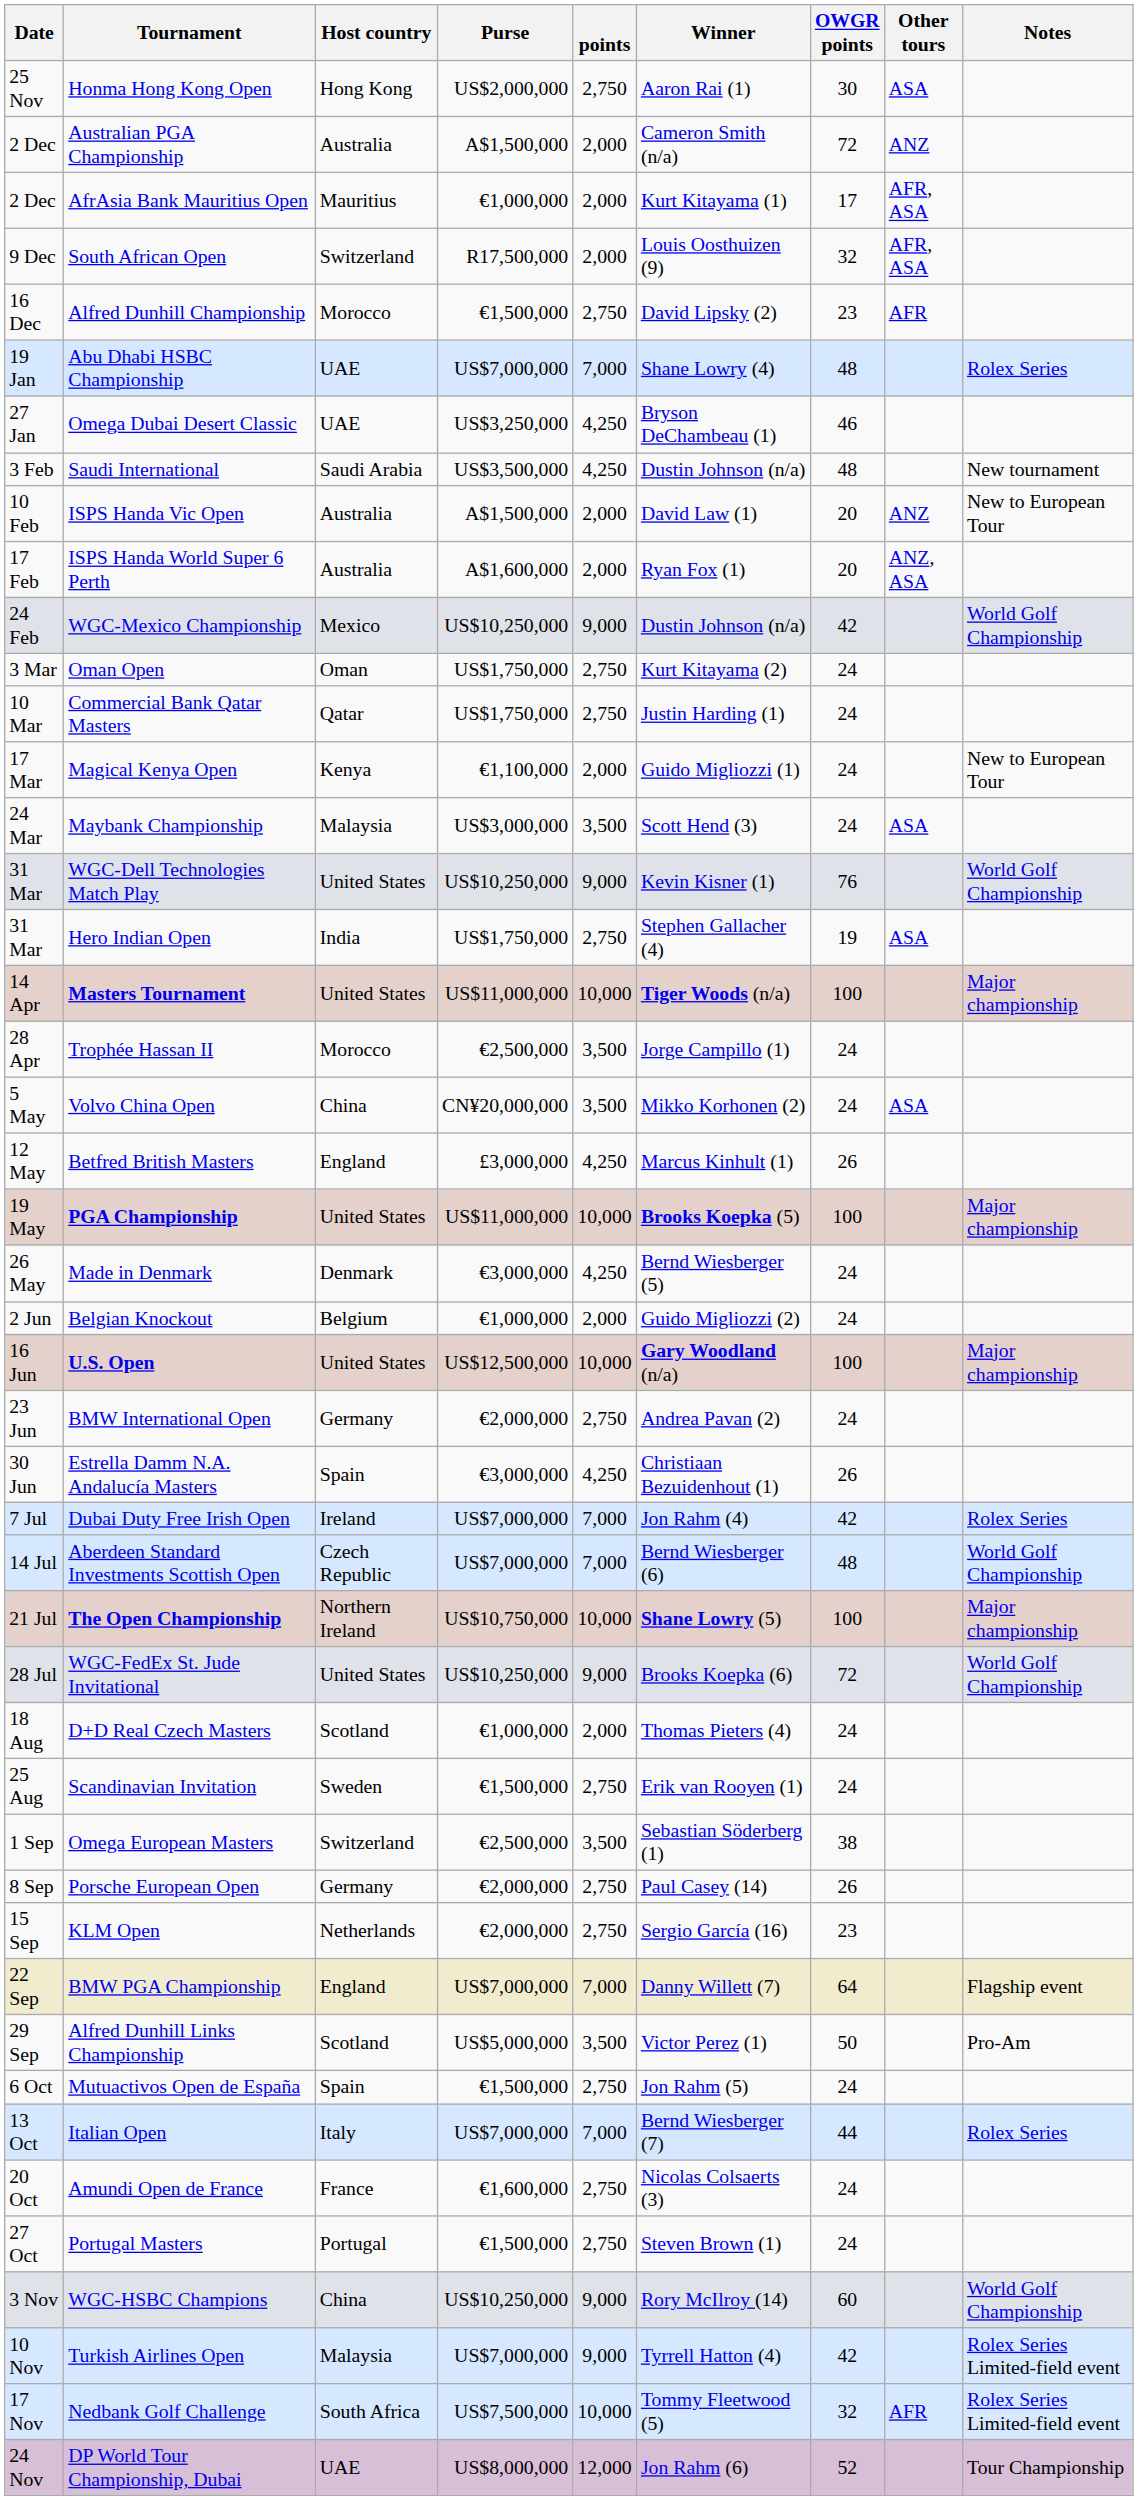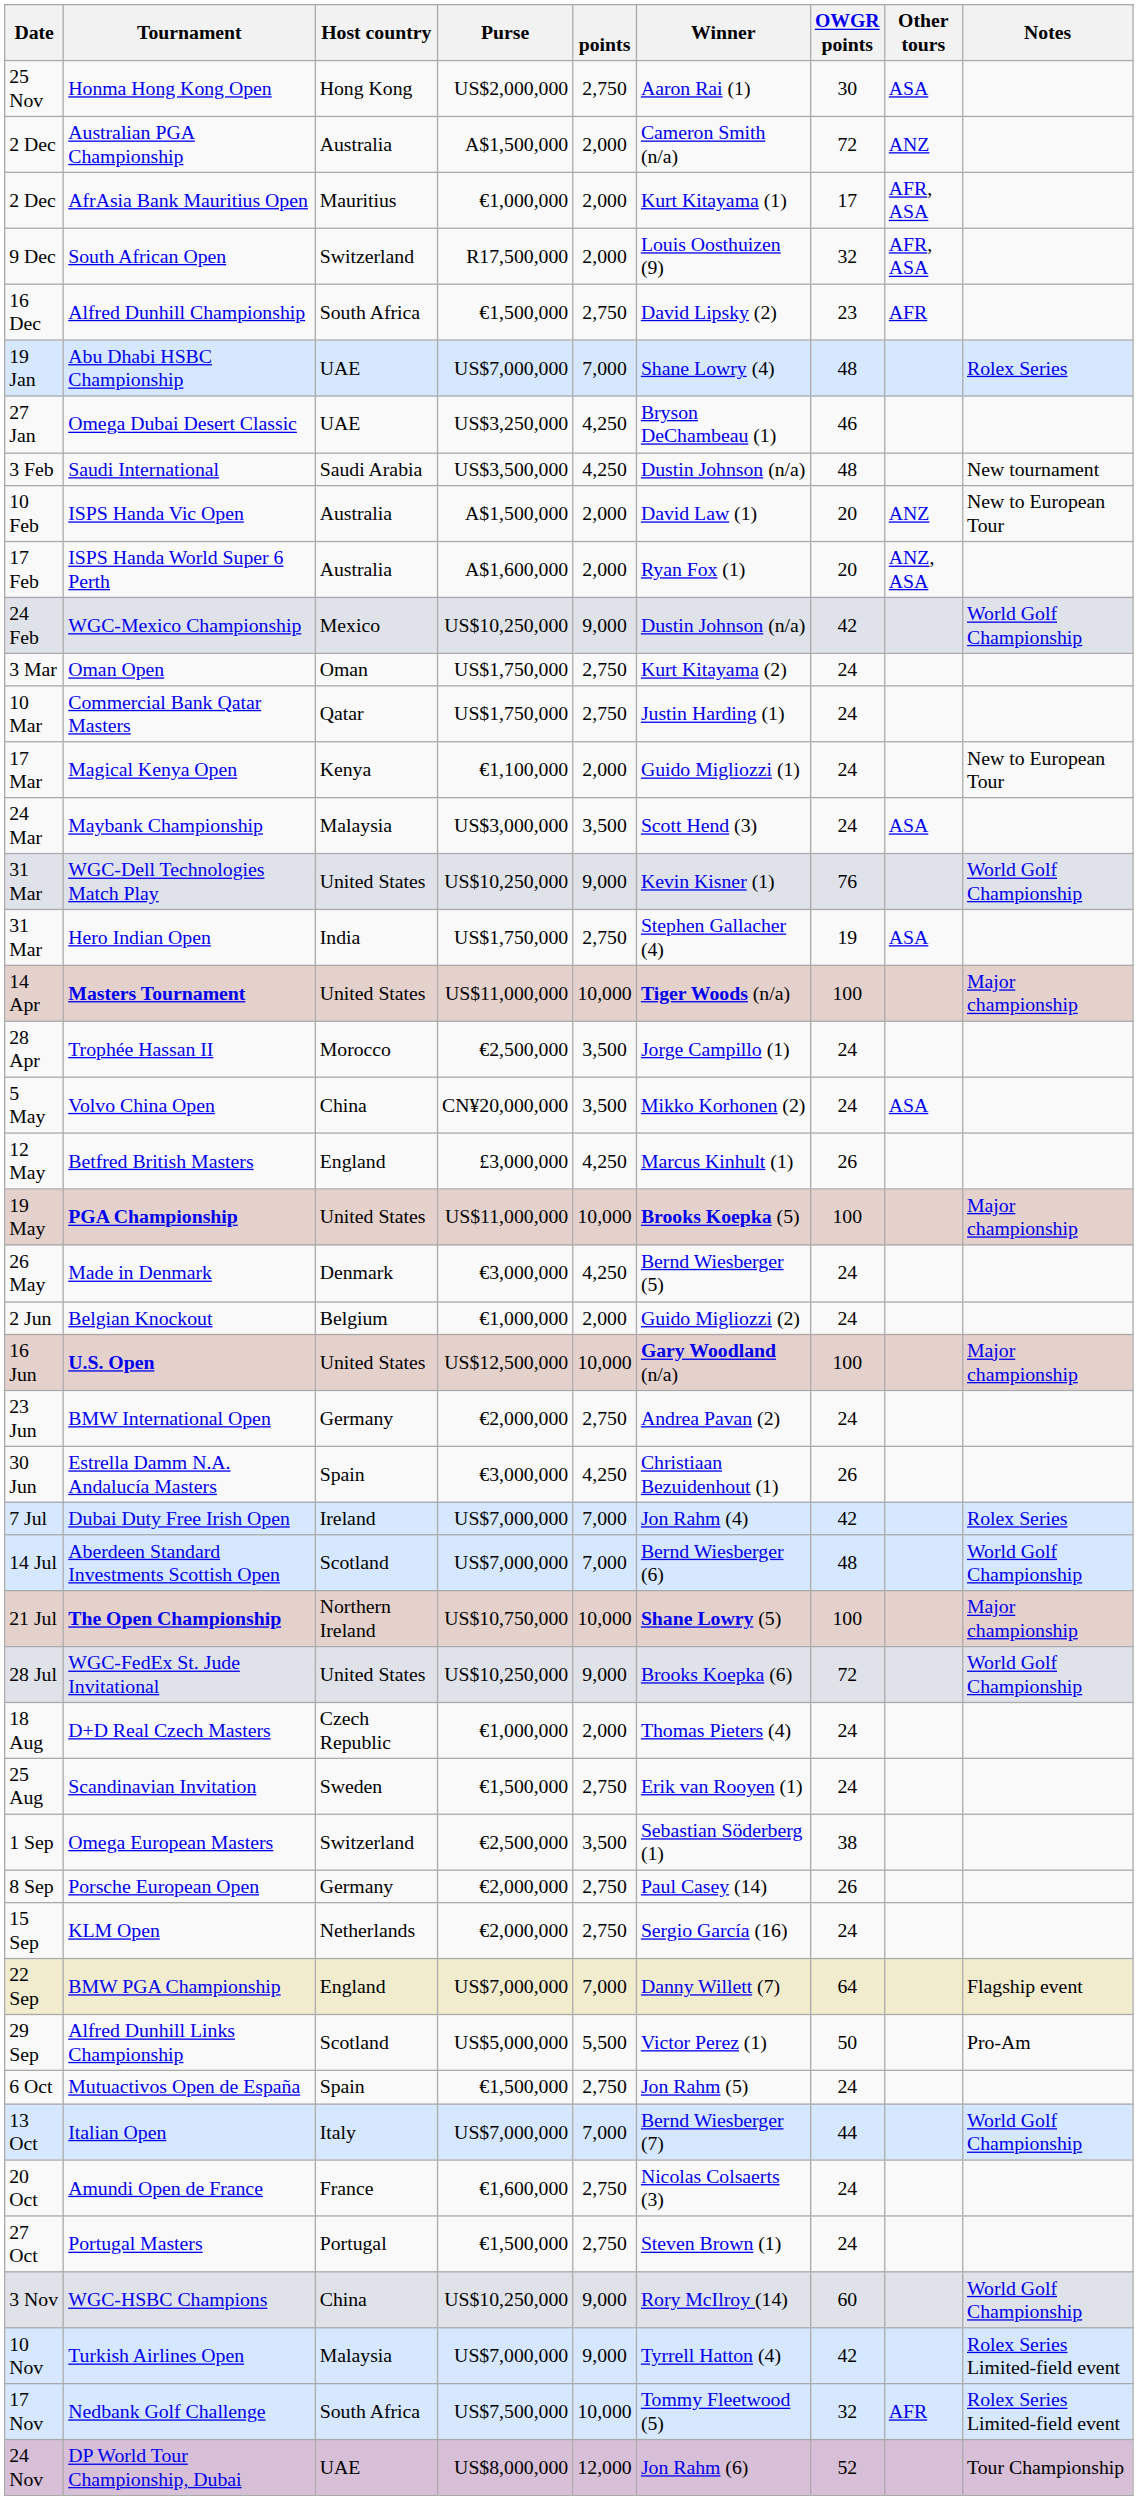(355, 312) Morocco -> (370, 312) South Africa
(355, 1562) Czech Republic -> (354, 1562) Scotland
(354, 1730) Scotland -> (355, 1730) Czech Republic
(847, 1931) 23 -> (847, 1931) 24
(605, 2042) 3,500 -> (605, 2042) 5,500
(1017, 2131) Rolex Series -> (1025, 2131) World Golf Championship
